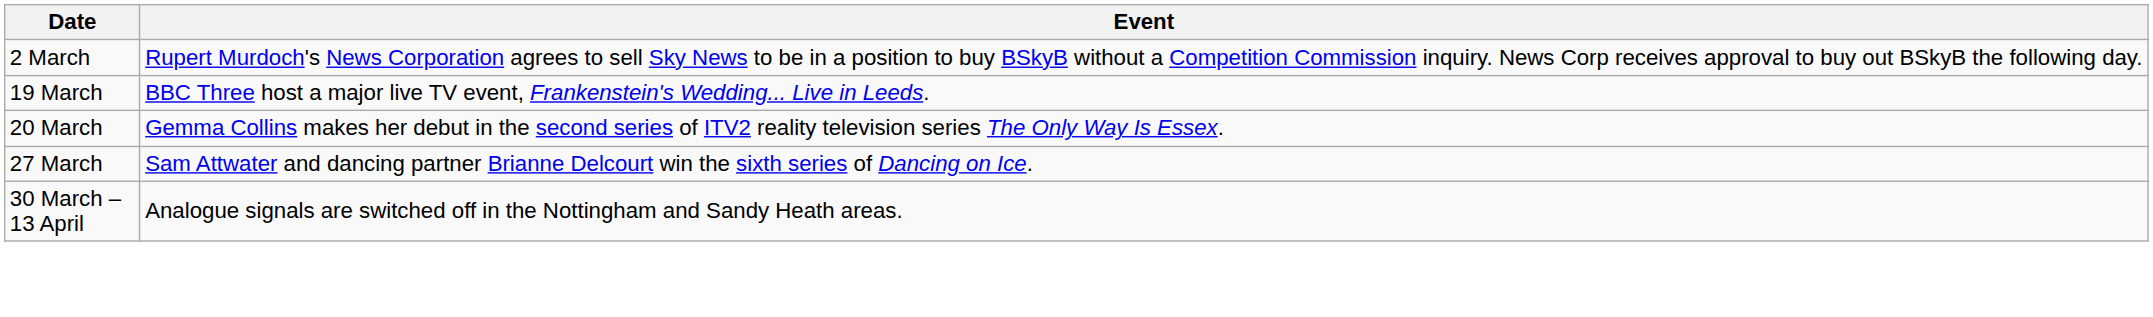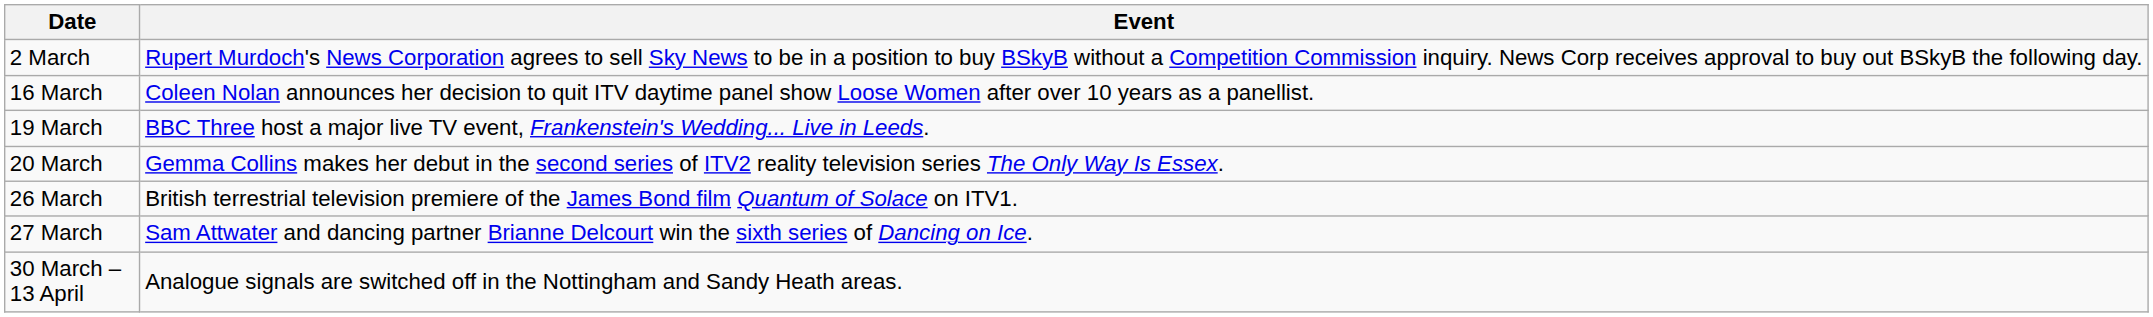+ row: (56, 92)
+ row: (56, 198)
